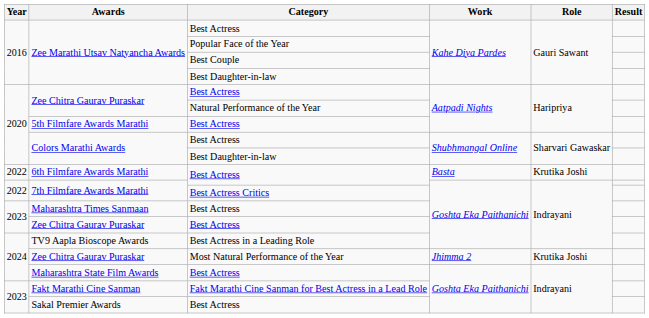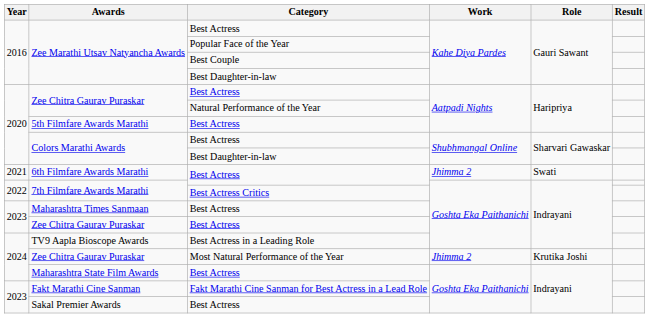(17, 172) 2022 -> (17, 172) 2021
(443, 172) Basta -> (451, 172) Jhimma 2
(560, 172) Krutika Joshi -> (545, 172) Swati
